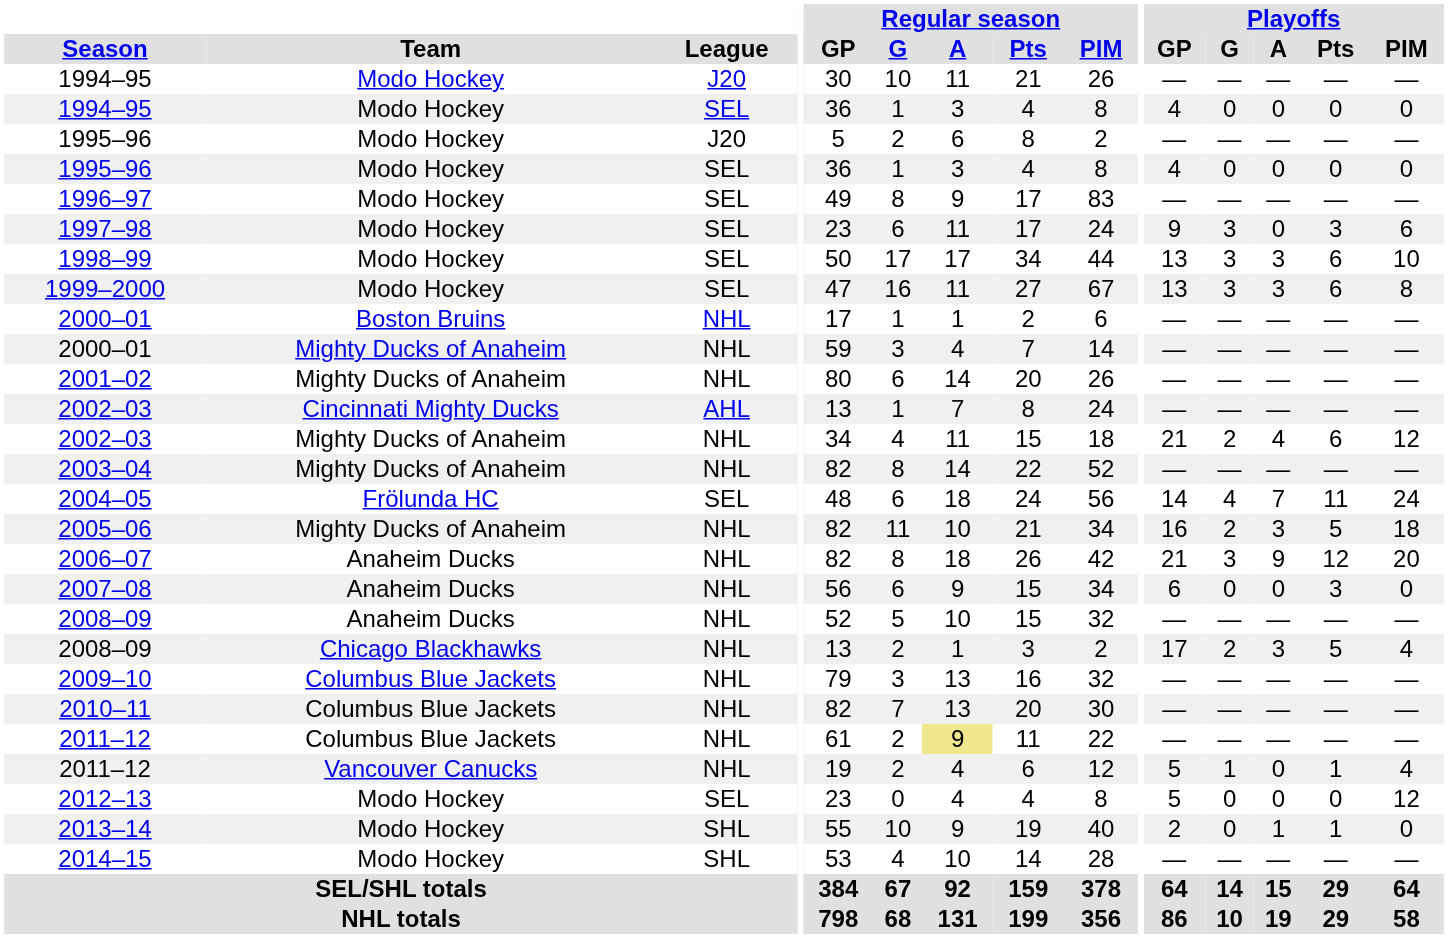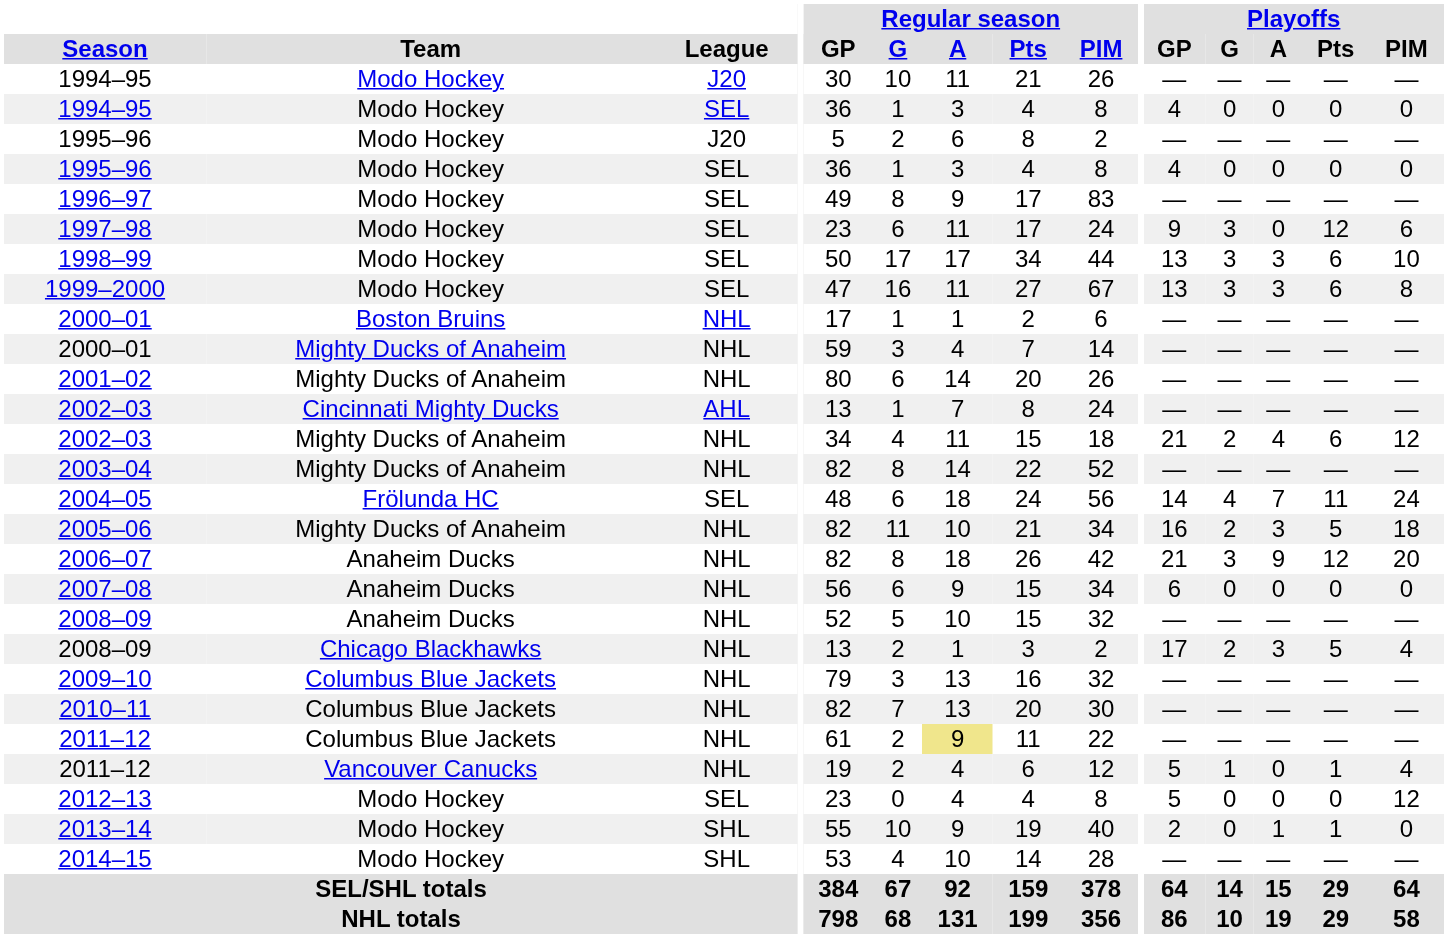(1336, 228) 3 -> (1336, 228) 12
(1336, 588) 3 -> (1336, 588) 0
